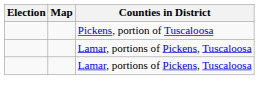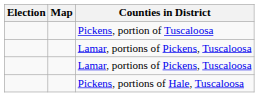+ row: (26, 83)
